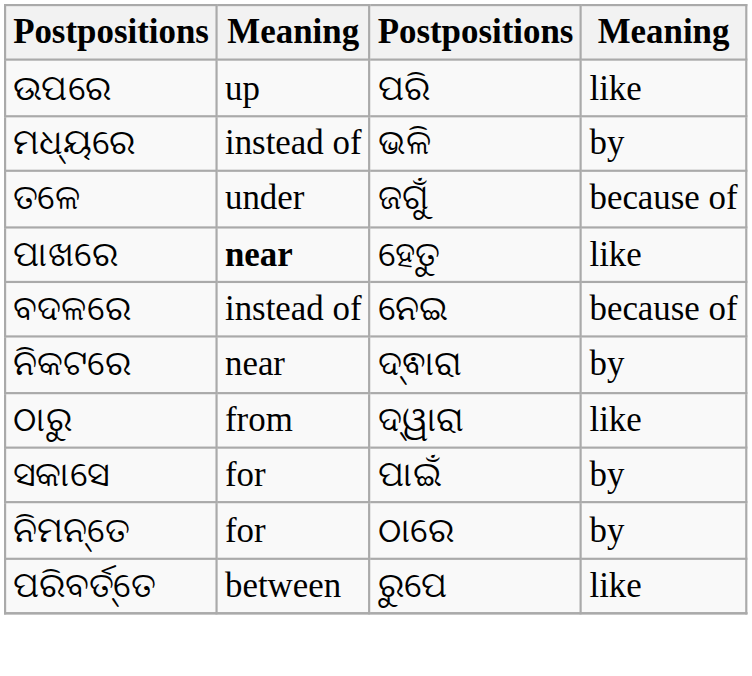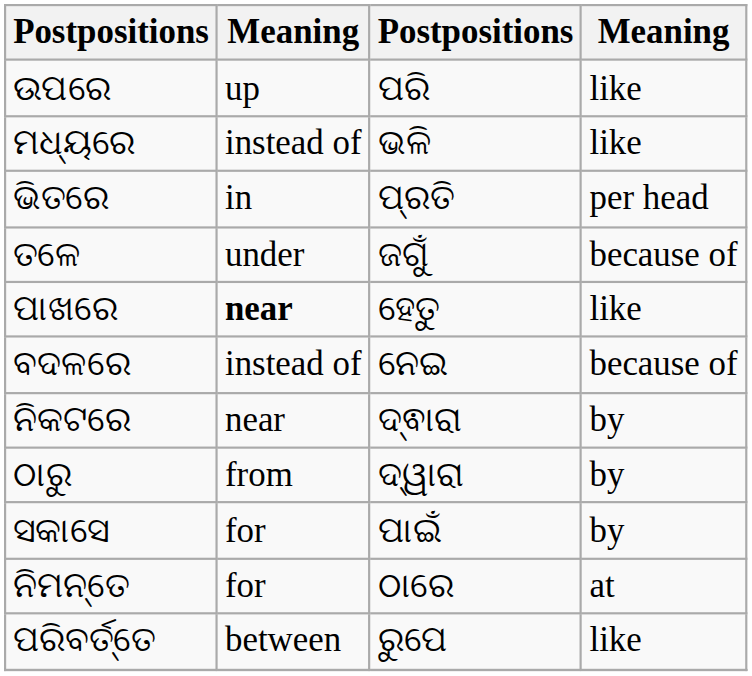(607, 142) by -> (616, 142) like
+ row: (61, 198)
(616, 419) like -> (607, 474) by
(607, 530) by -> (602, 585) at
